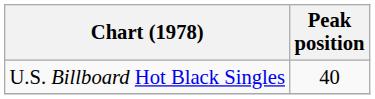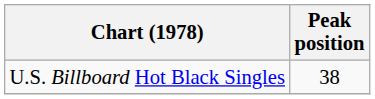(330, 76) 40 -> (330, 76) 38
